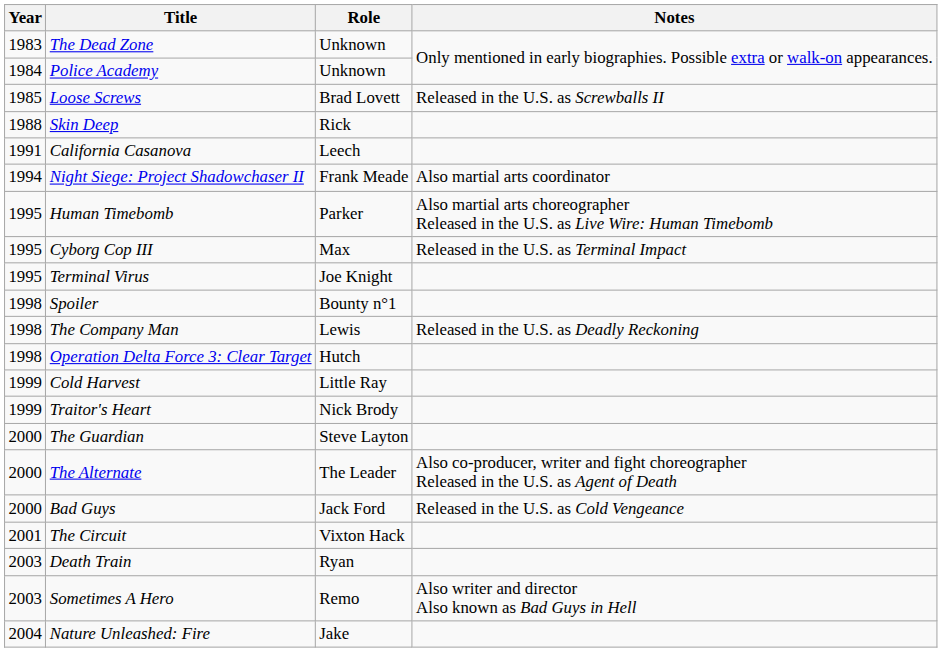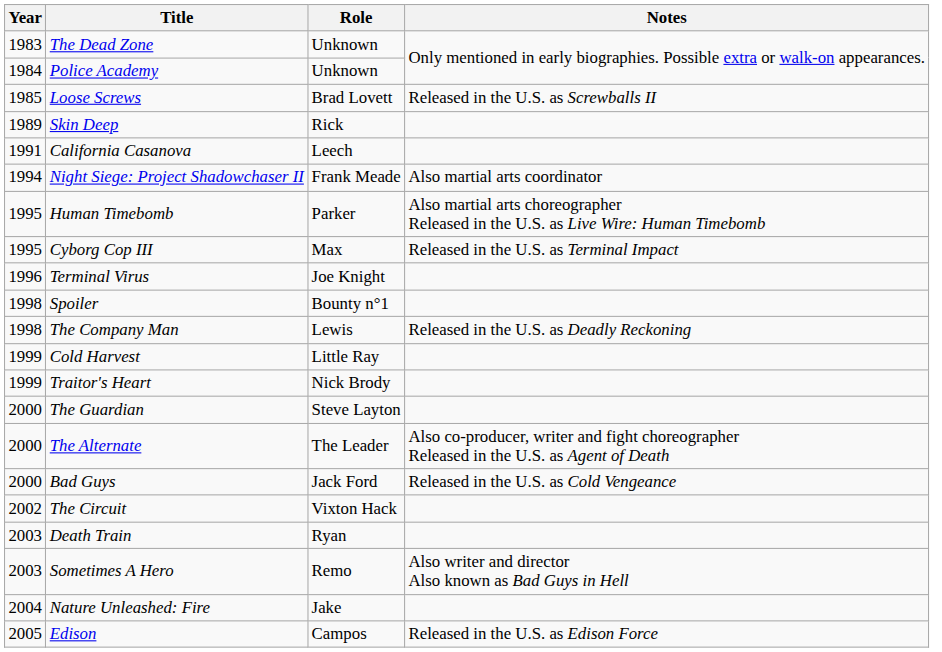(25, 124) 1988 -> (25, 124) 1989
(25, 276) 1995 -> (25, 276) 1996
- row: (181, 356)
(25, 535) 2001 -> (25, 508) 2002
+ row: (73, 634)
